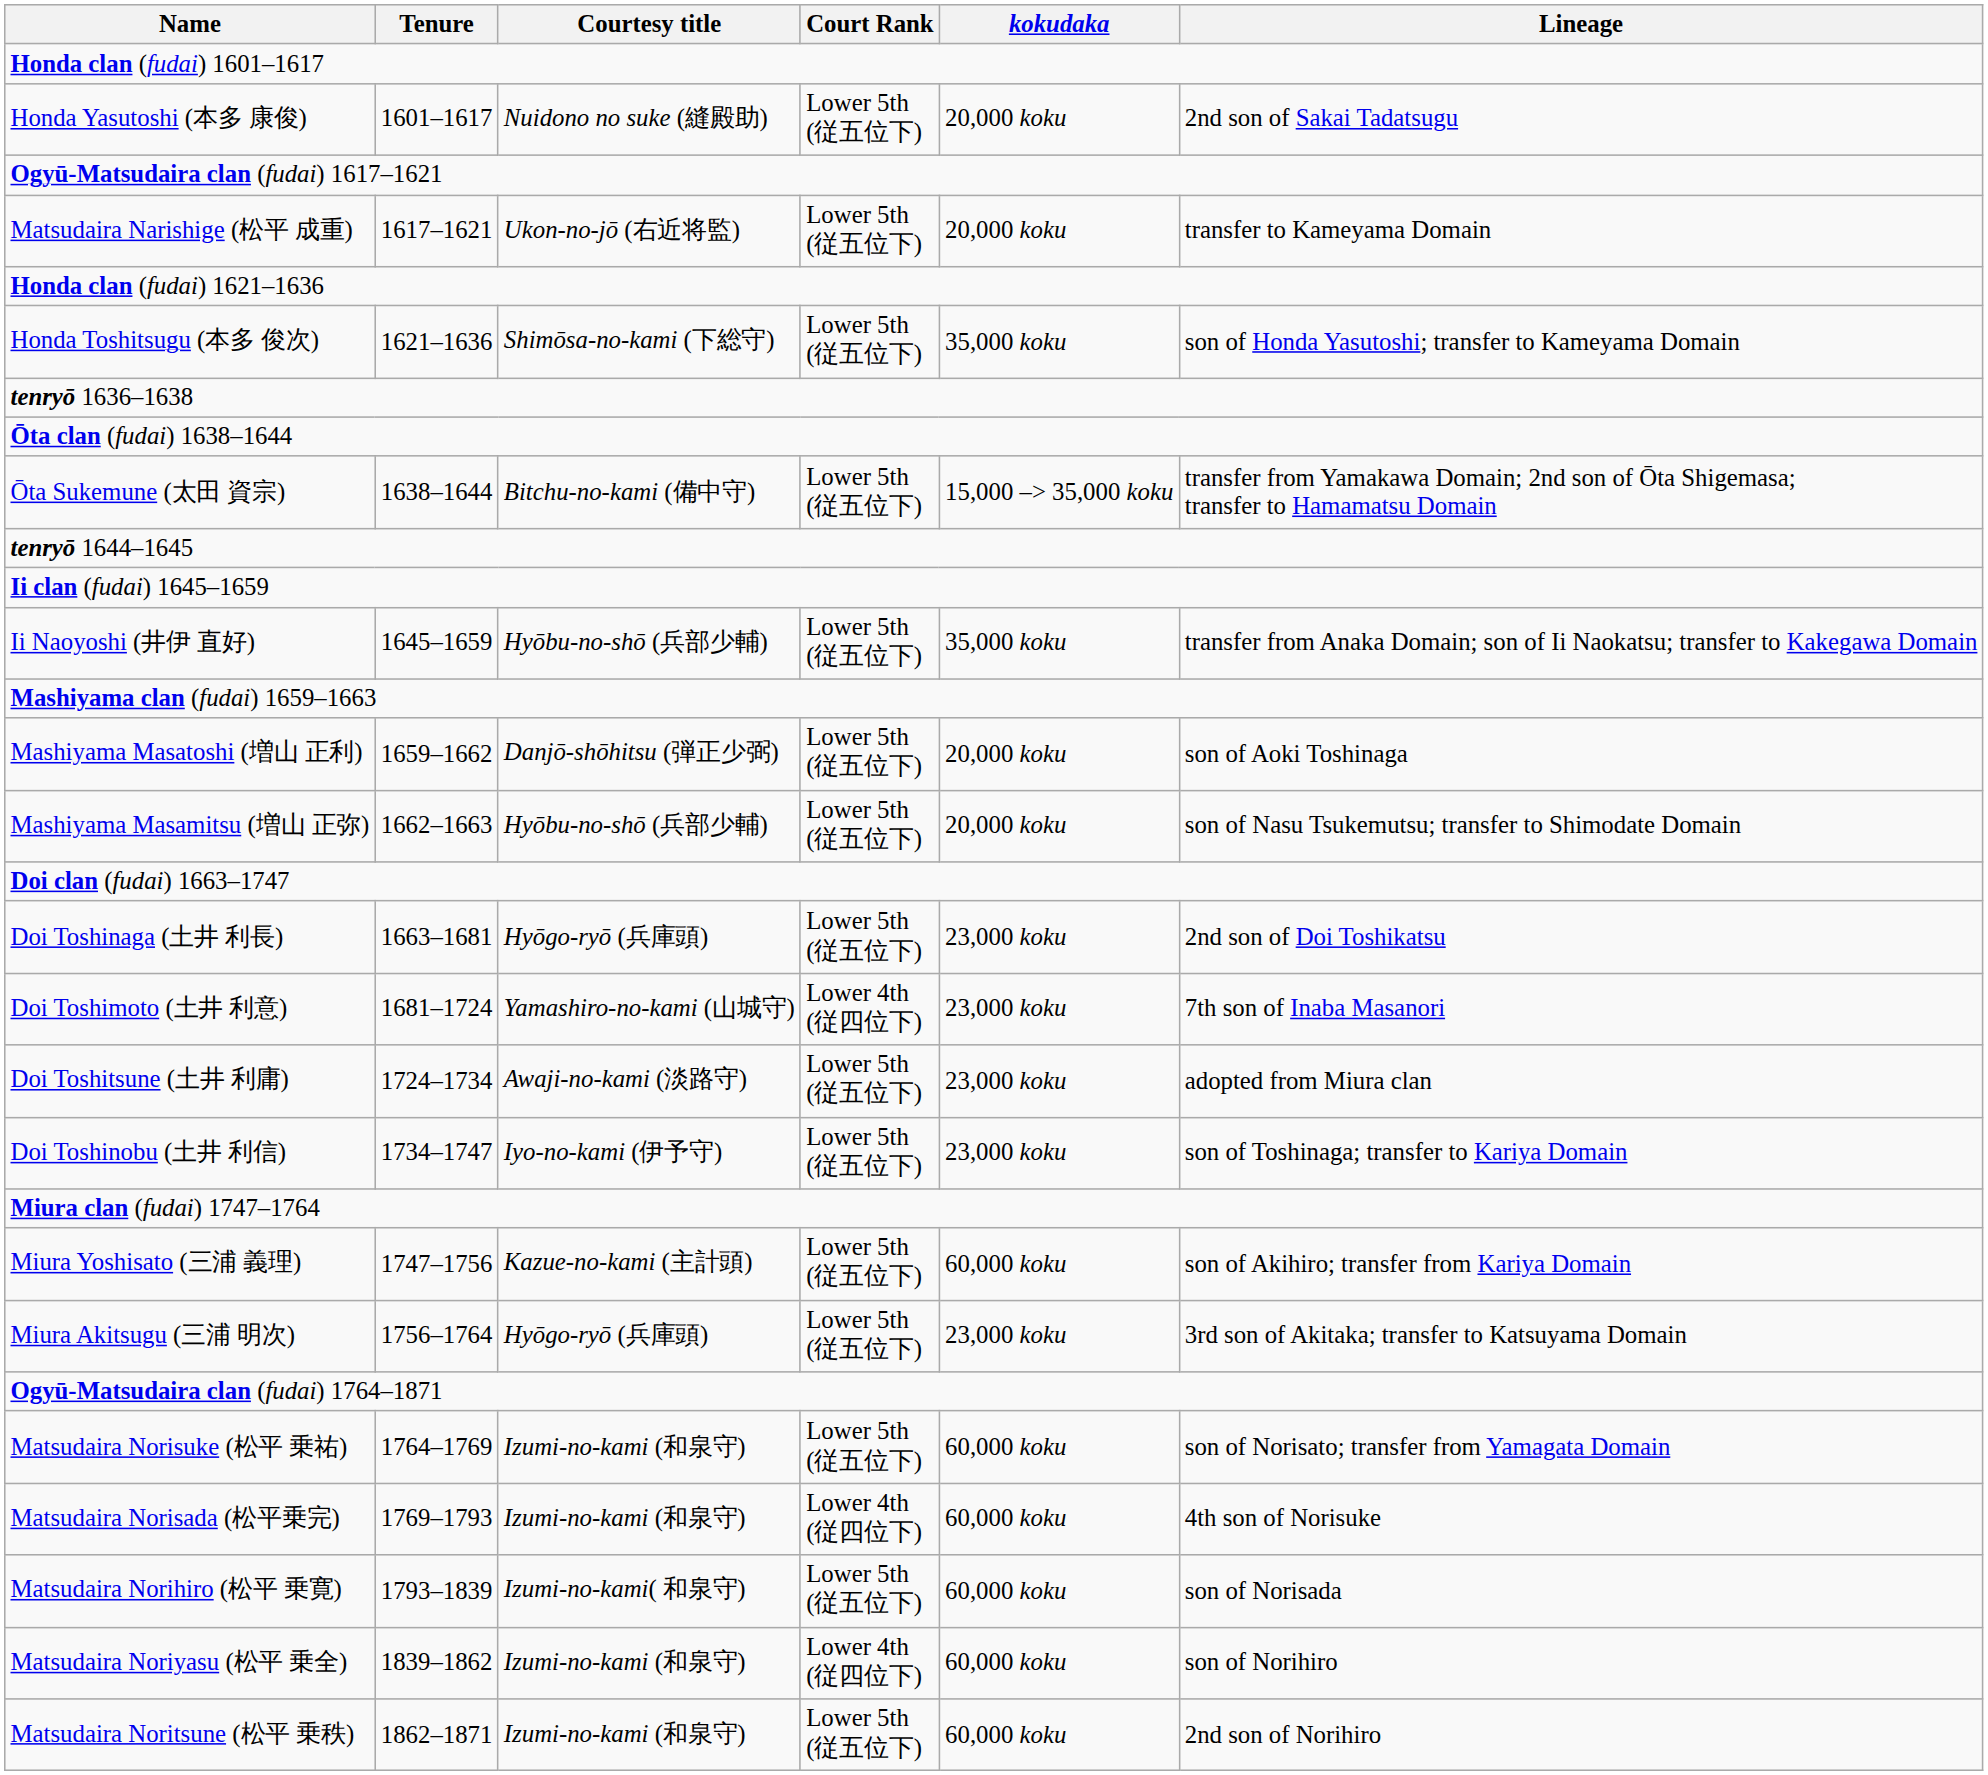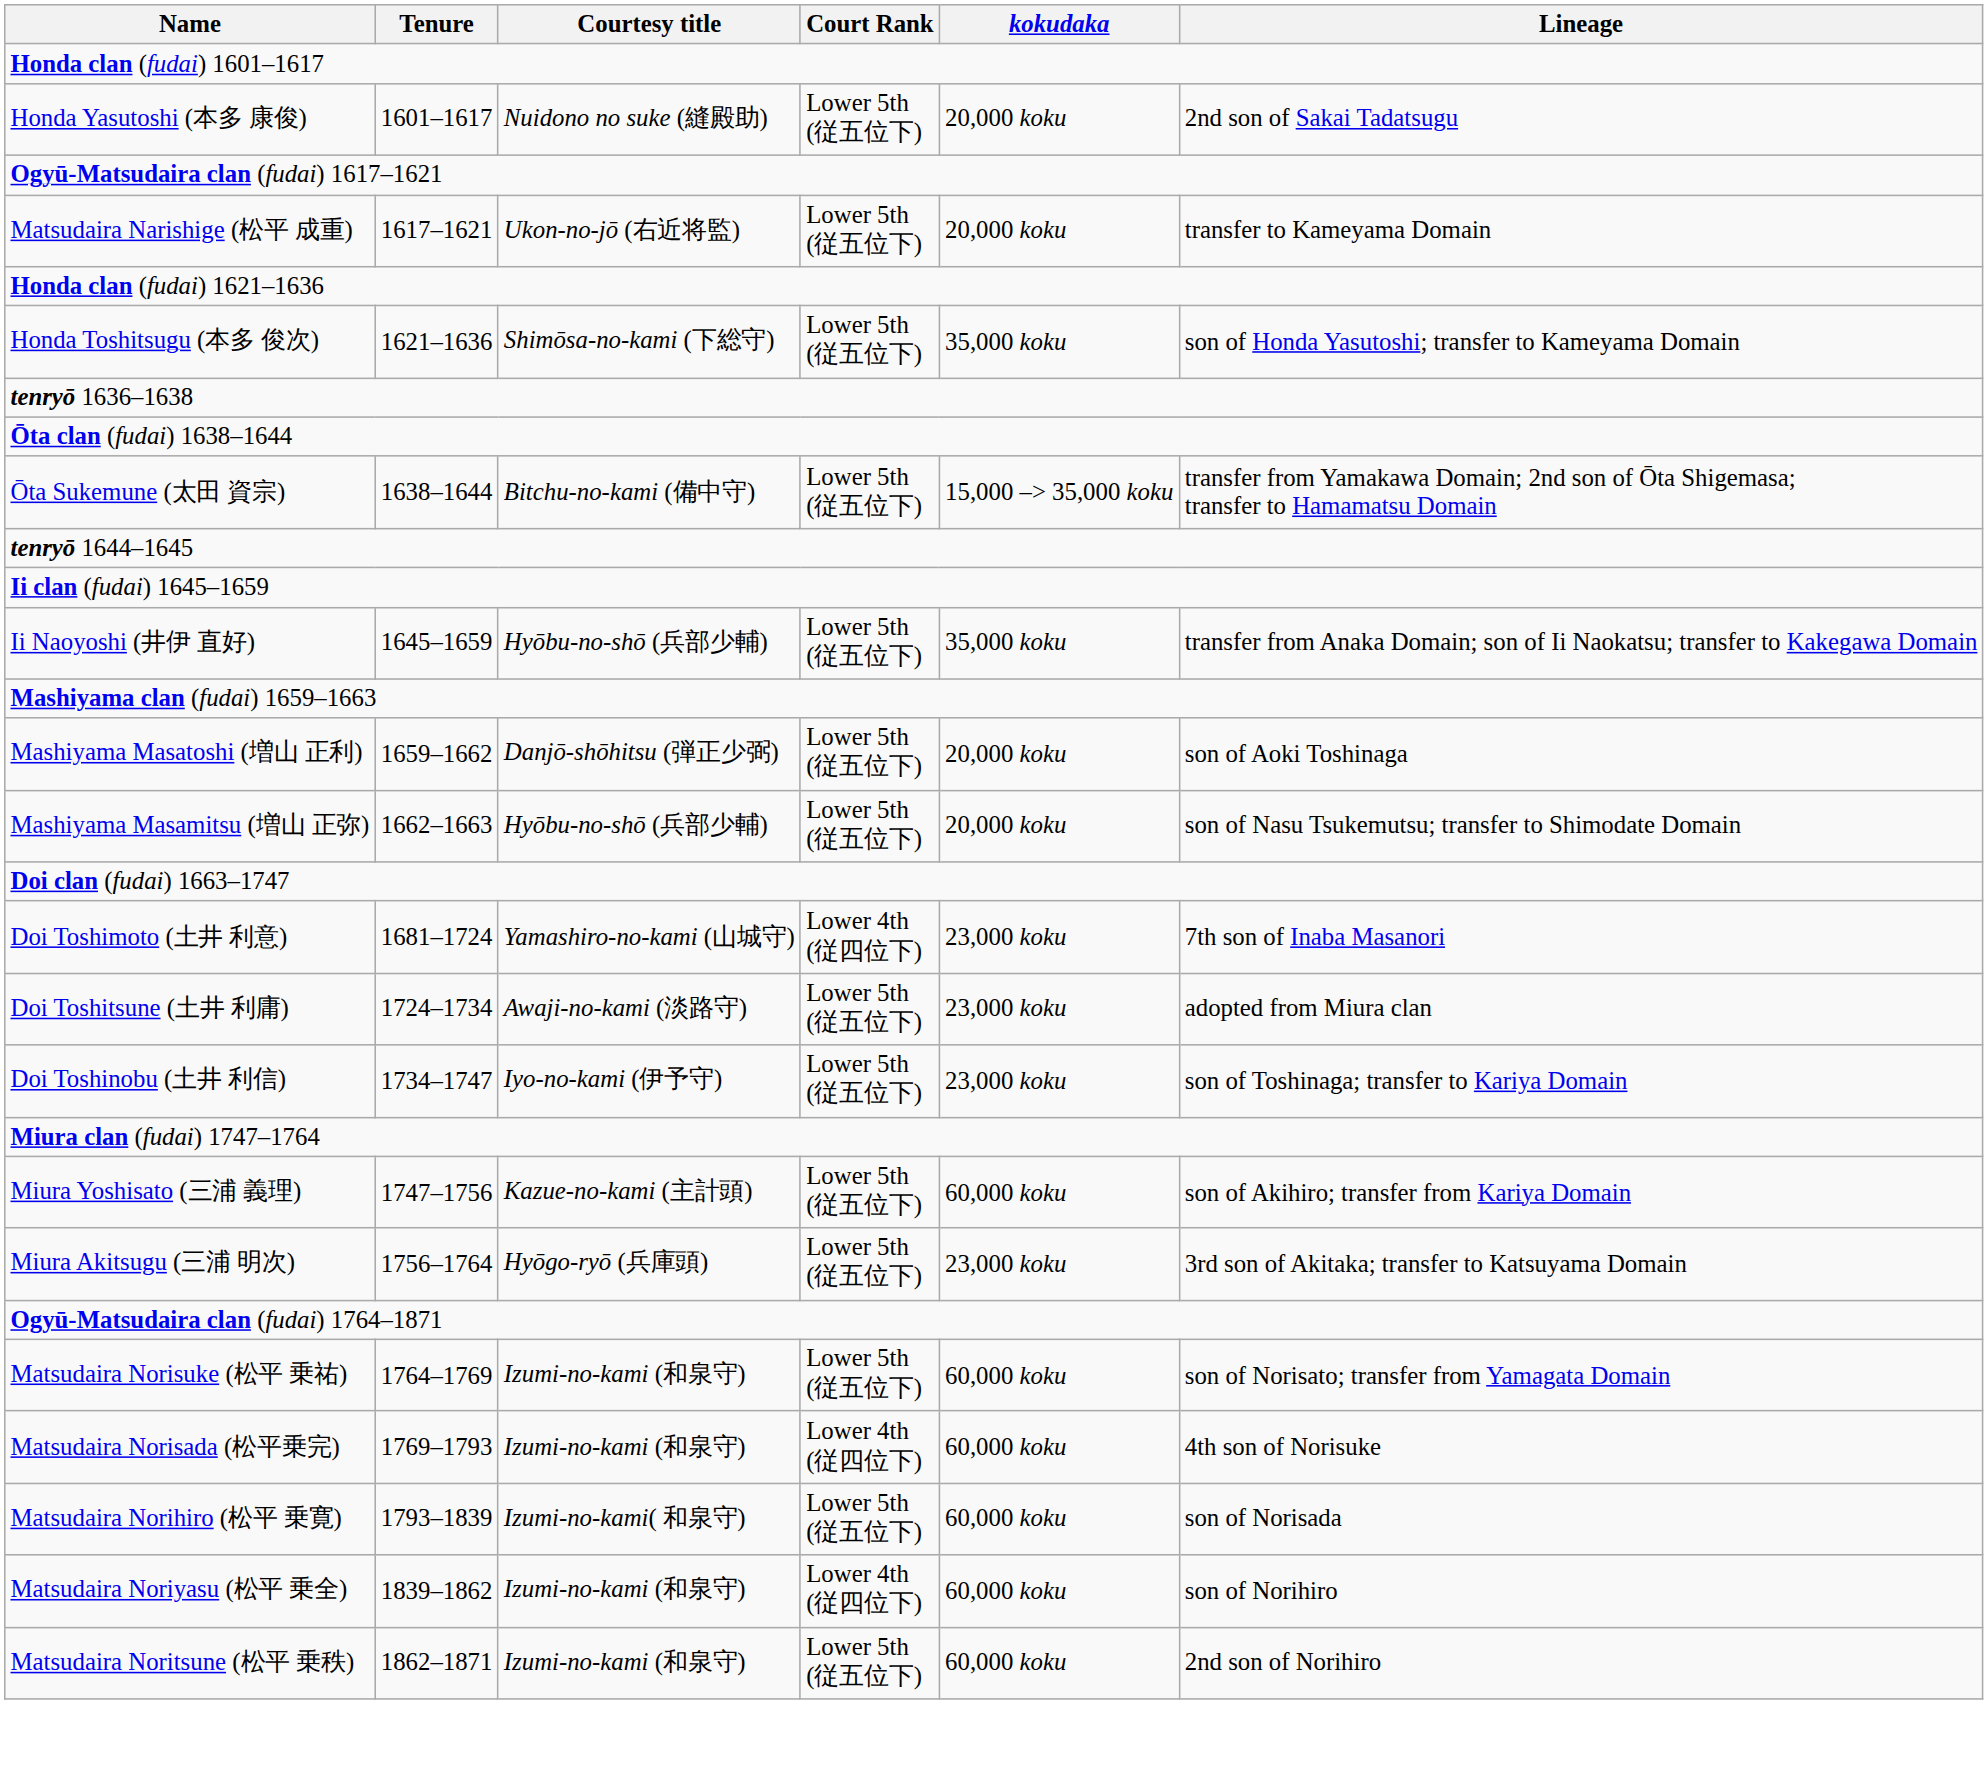- row: (147, 936)
